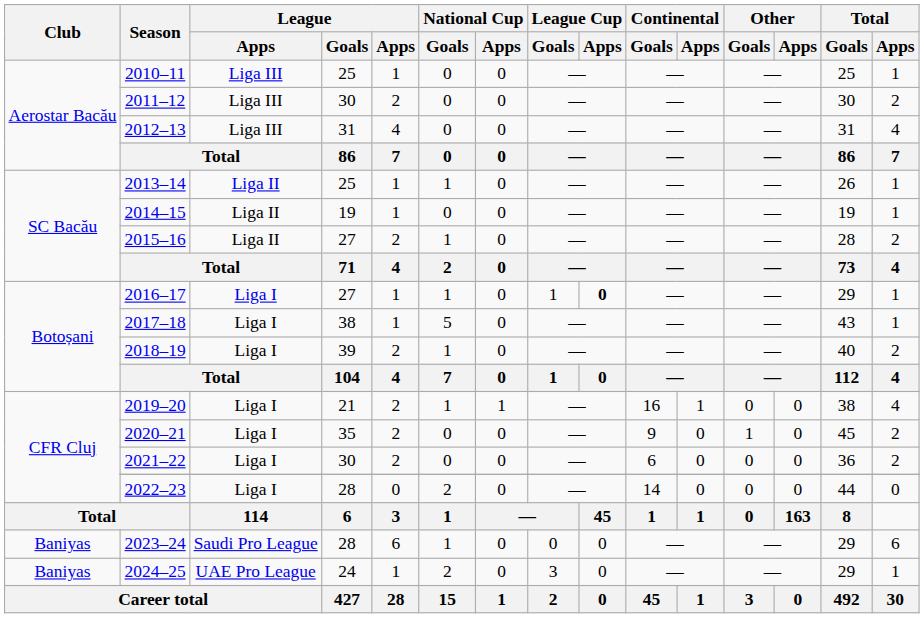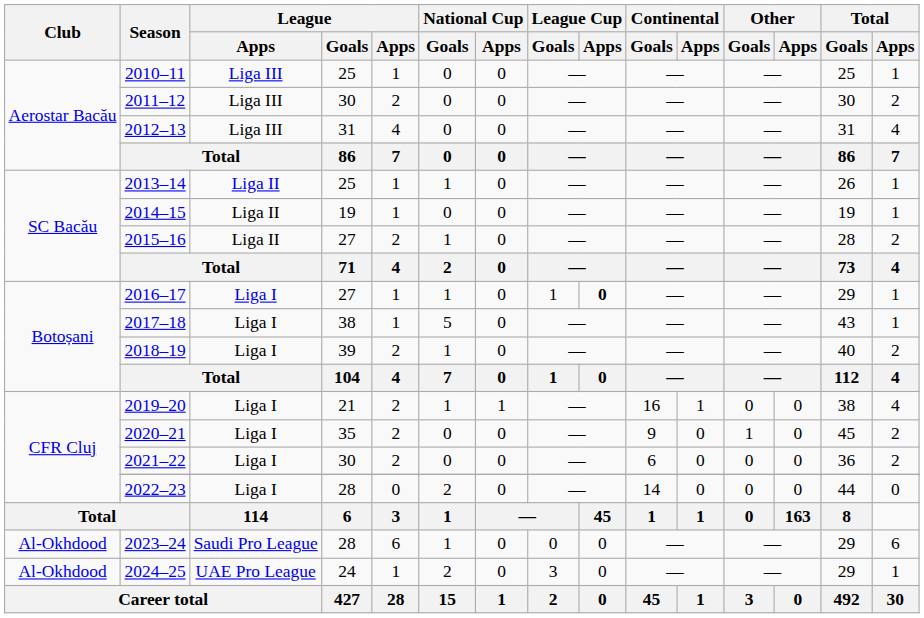(63, 543) Baniyas -> (63, 543) Al-Okhdood
(63, 571) Baniyas -> (63, 571) Al-Okhdood
